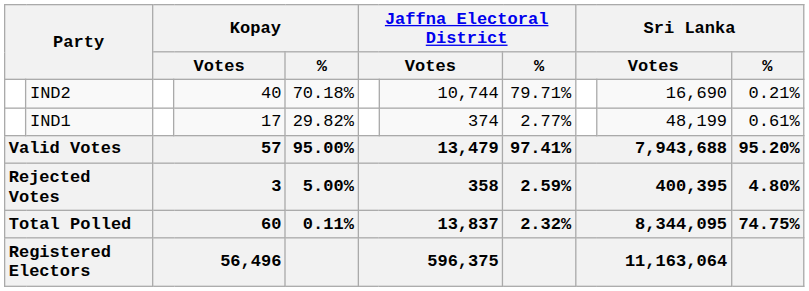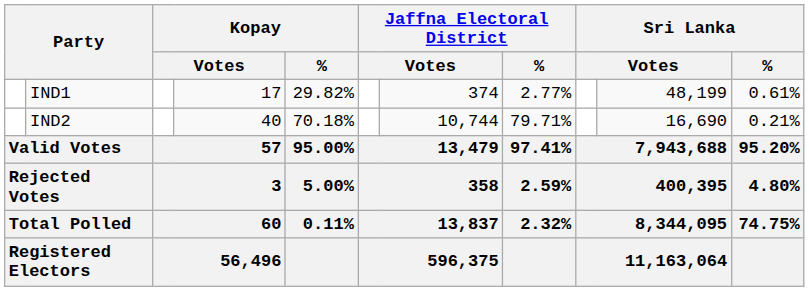rows swapped: (50, 94) <-> (50, 121)
